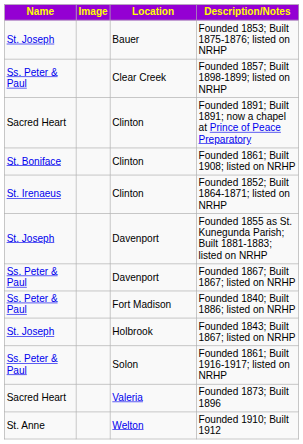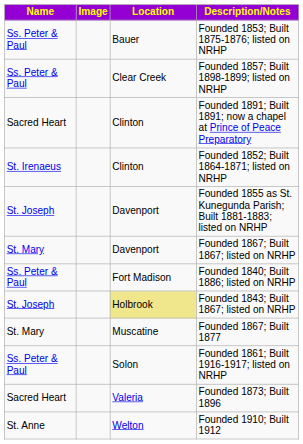(30, 39) St. Joseph -> (32, 39) Ss. Peter & Paul
- row: (247, 161)
(32, 277) Ss. Peter & Paul -> (25, 250) St. Mary
(133, 332) no background -> (133, 304) khaki background
+ row: (244, 332)
